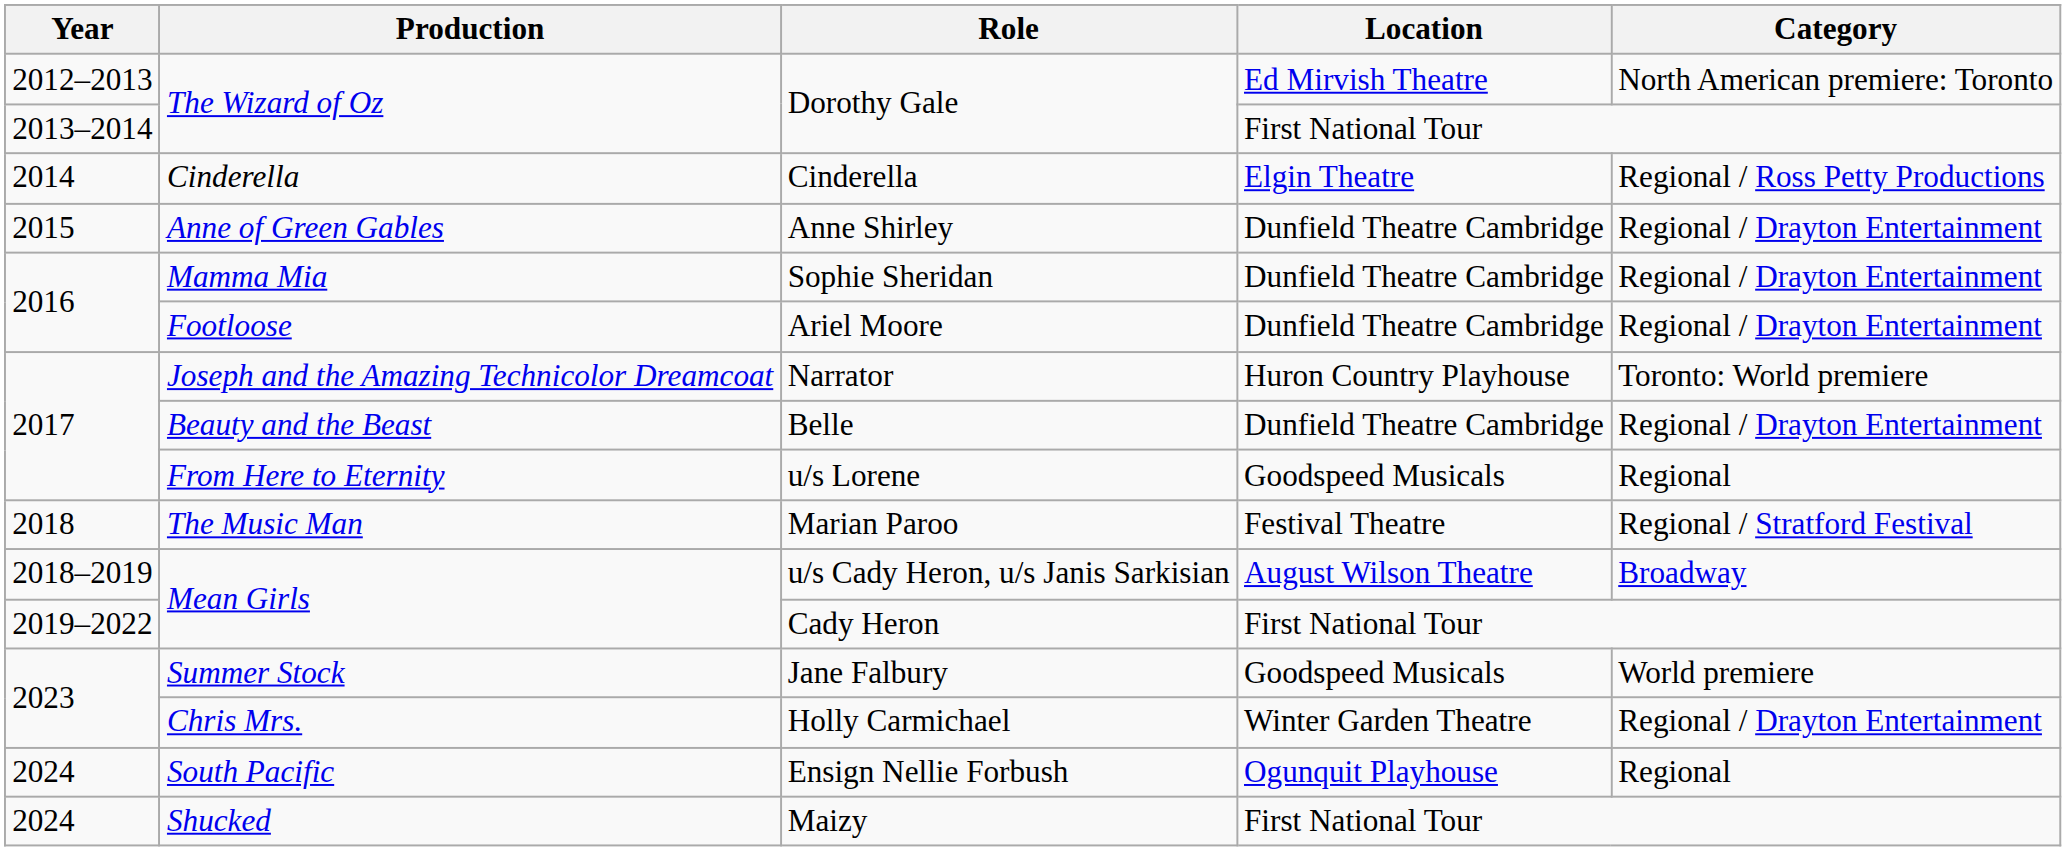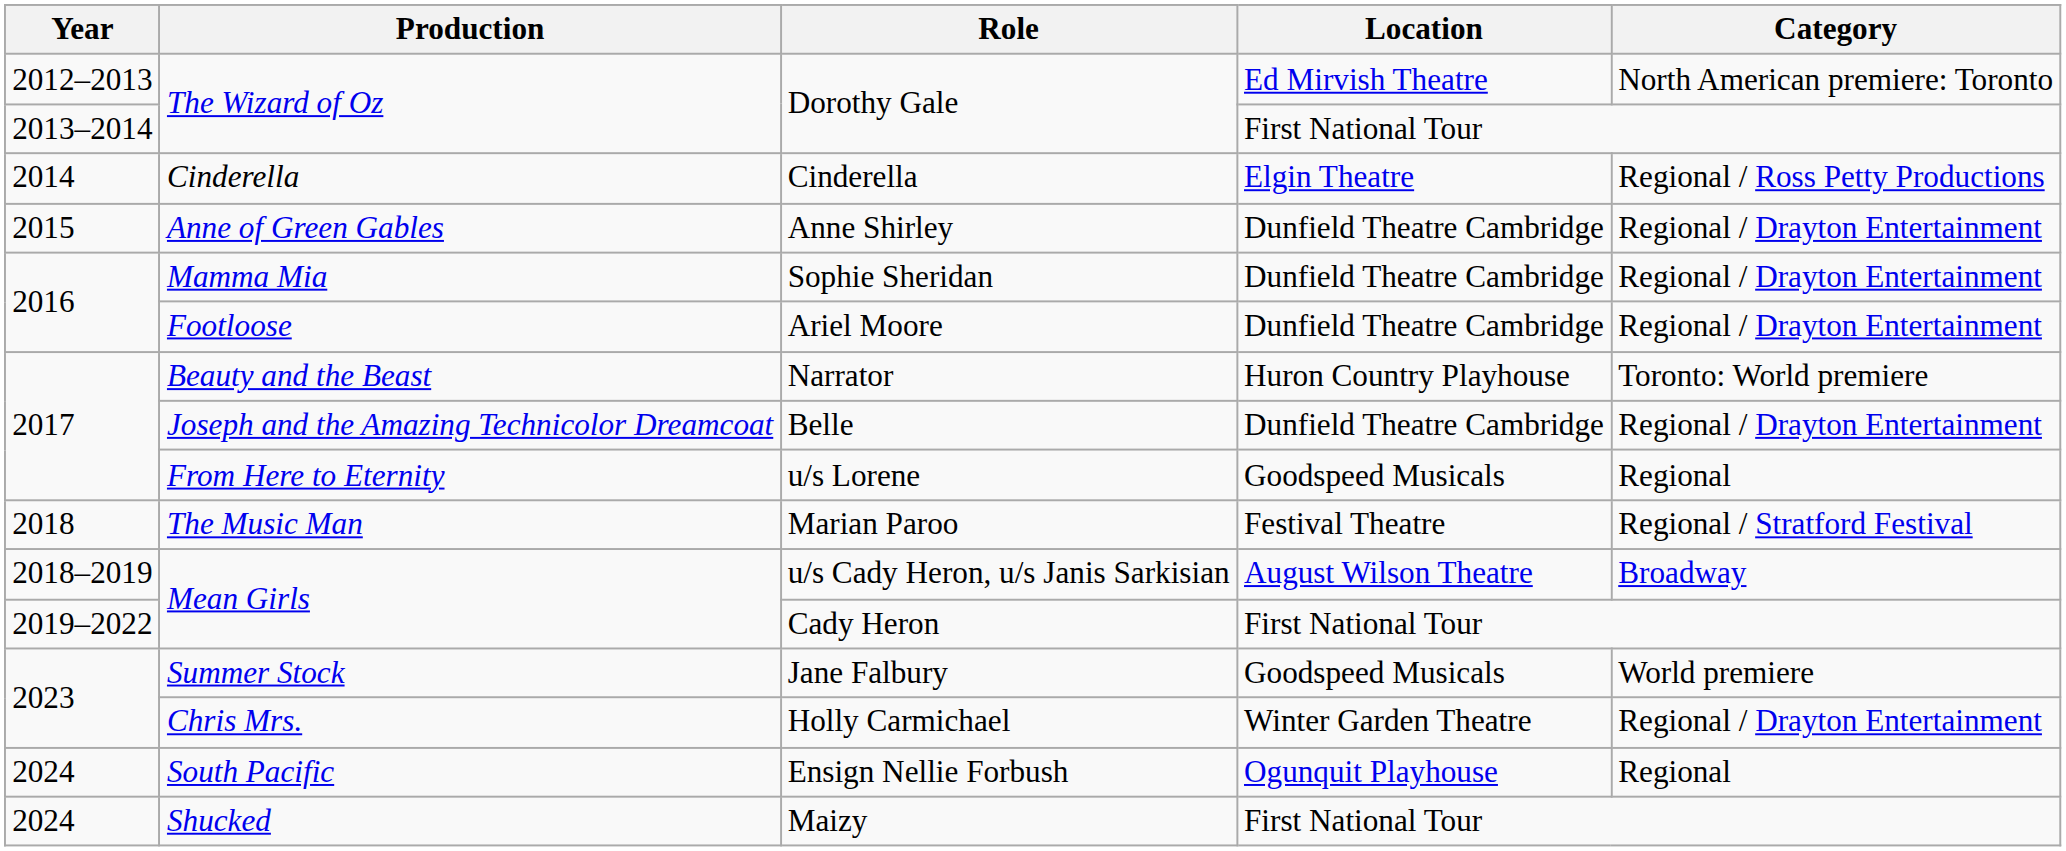(470, 375) Joseph and the Amazing Technicolor Dreamcoat -> (299, 375) Beauty and the Beast
(299, 425) Beauty and the Beast -> (470, 425) Joseph and the Amazing Technicolor Dreamcoat
